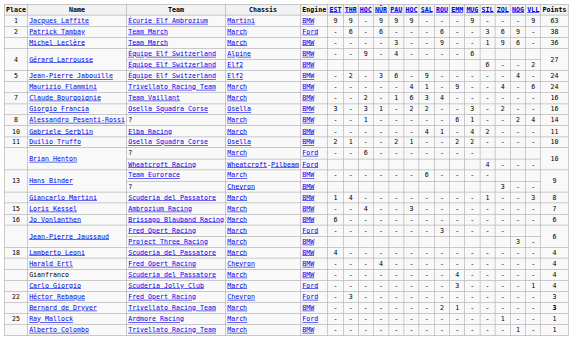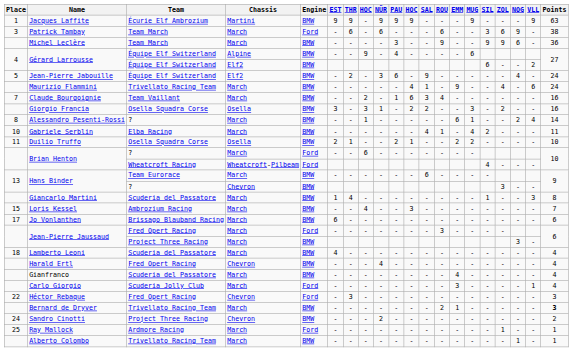(16, 32) 2 -> (16, 32) 3
(488, 43) 1 -> (488, 43) 9
(16, 220) 16 -> (16, 220) 17
+ row: (57, 319)
